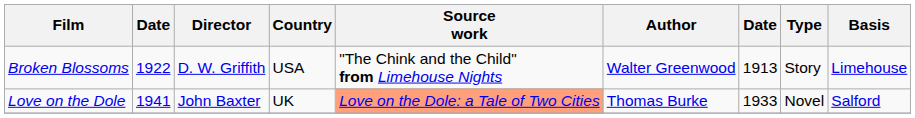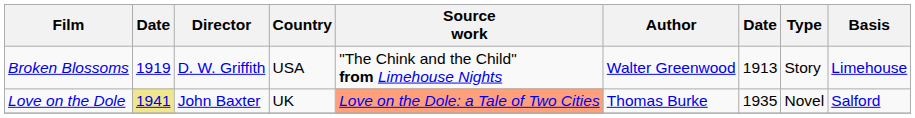(153, 67) 1922 -> (153, 67) 1919
(153, 100) no background -> (153, 100) khaki background
(760, 100) 1933 -> (760, 100) 1935
